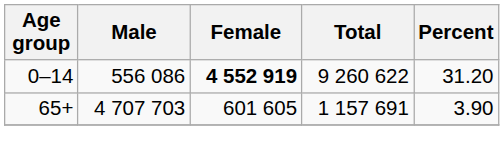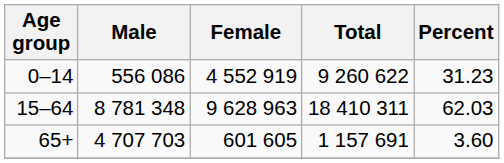(251, 76) bold -> (251, 76) normal
(468, 76) 31.20 -> (468, 76) 31.23
+ row: (45, 108)
(474, 108) 3.90 -> (474, 141) 3.60
